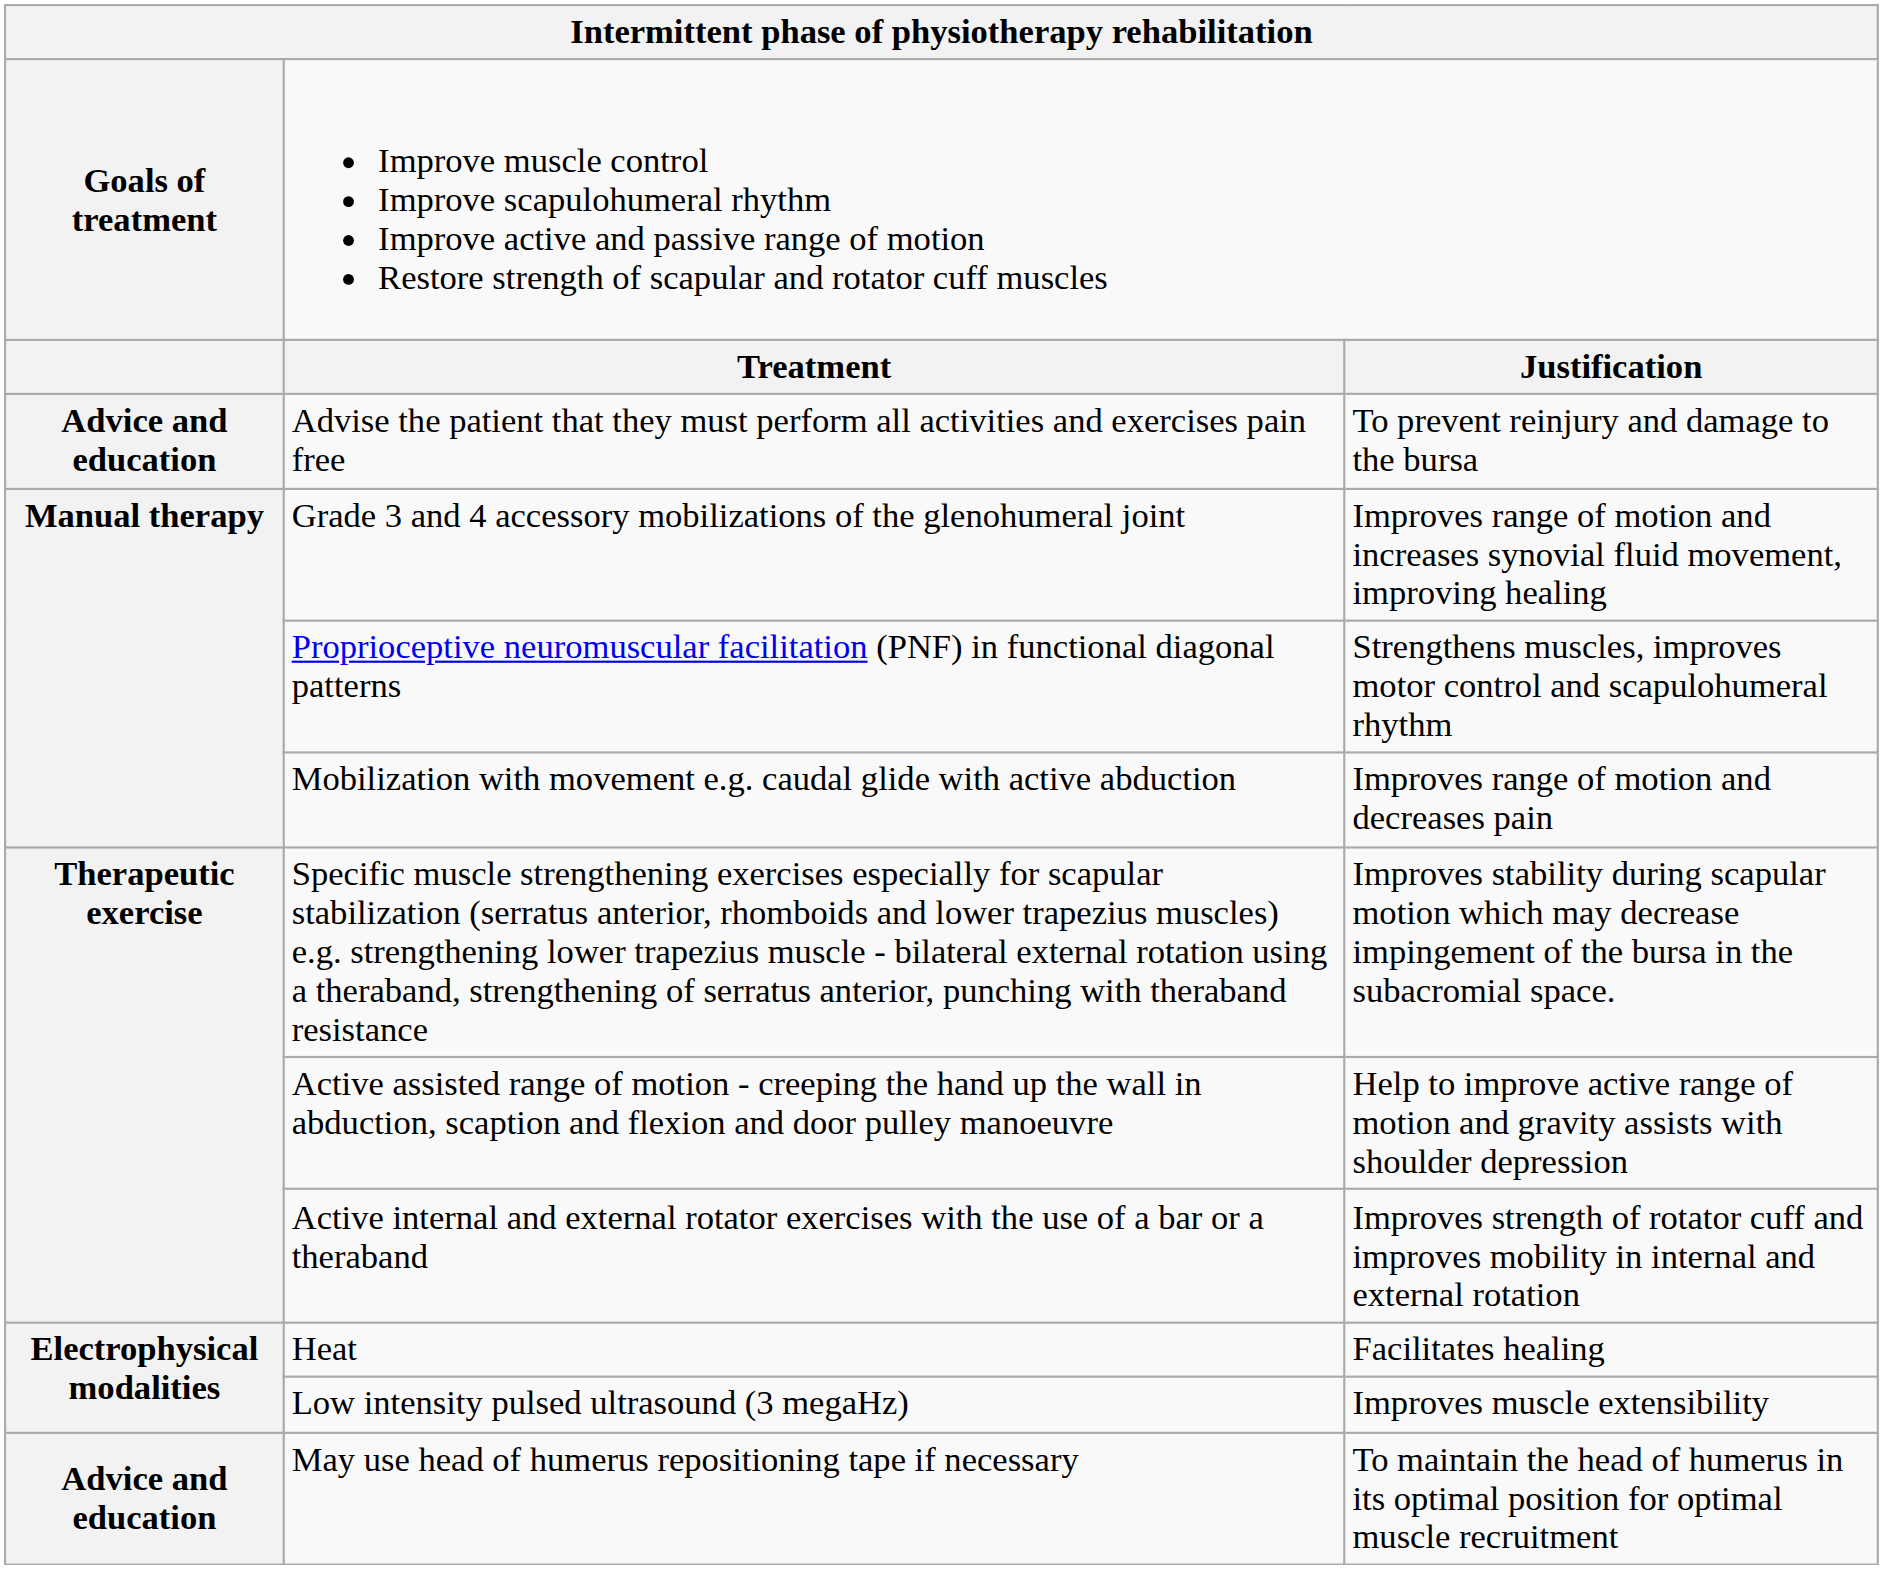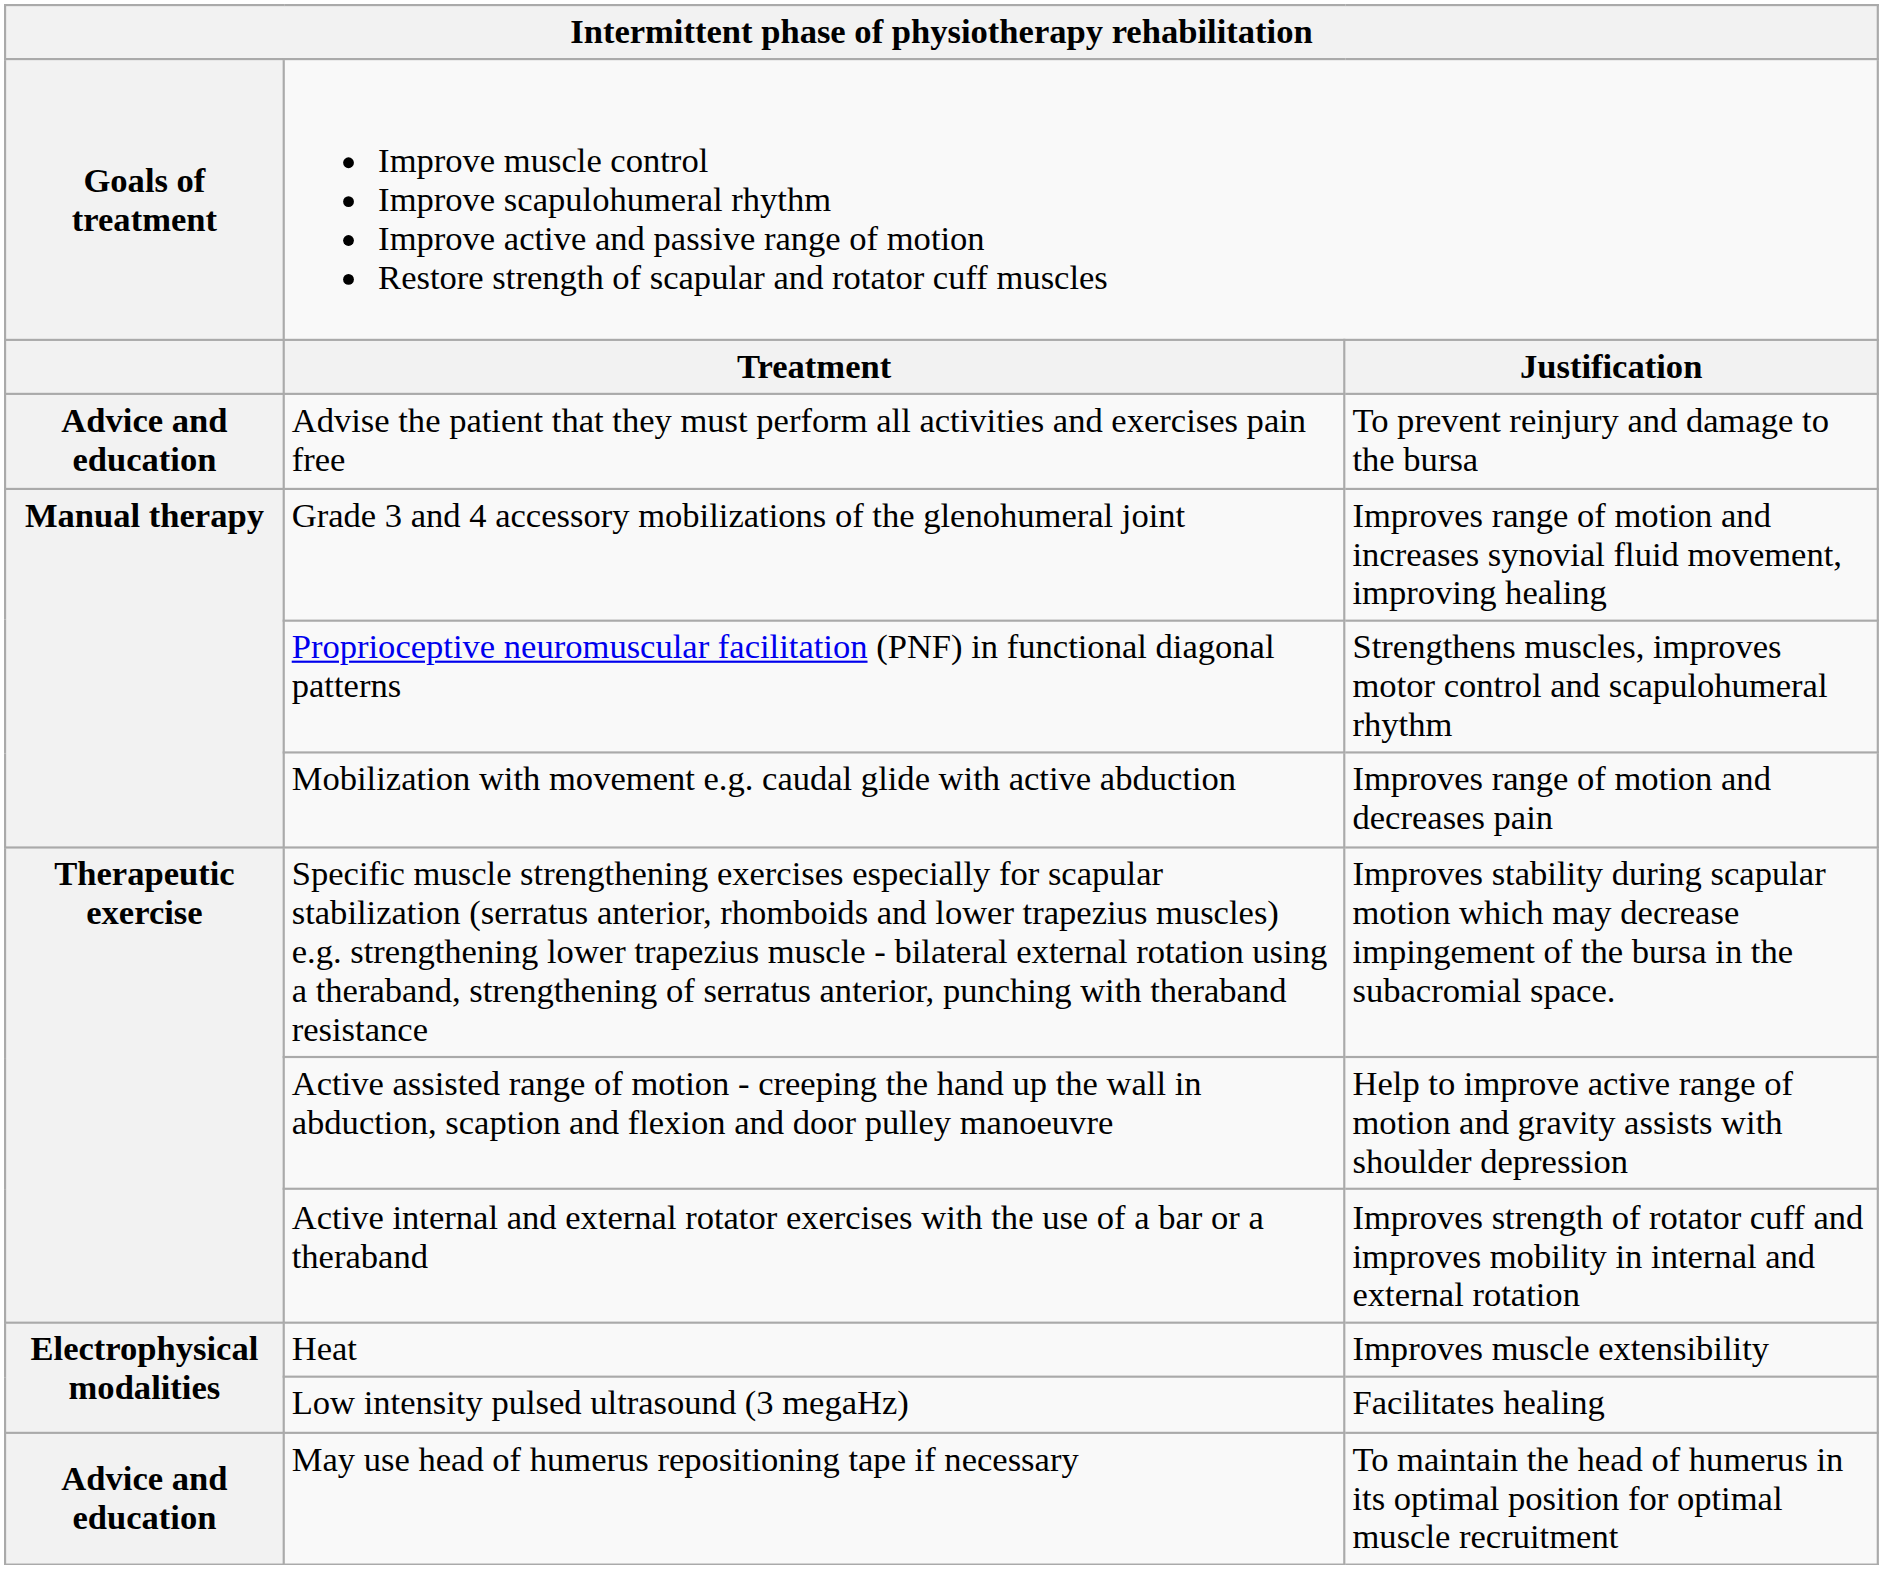(1479, 1348) Facilitates healing -> (1561, 1348) Improves muscle extensibility
(1561, 1403) Improves muscle extensibility -> (1479, 1403) Facilitates healing
